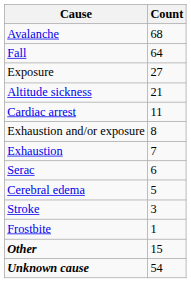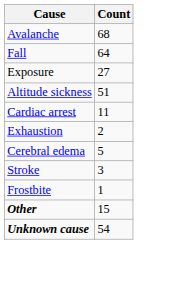(157, 92) 21 -> (104, 92) 51
- row: (76, 131)
(154, 151) 7 -> (101, 131) 2
- row: (21, 170)
